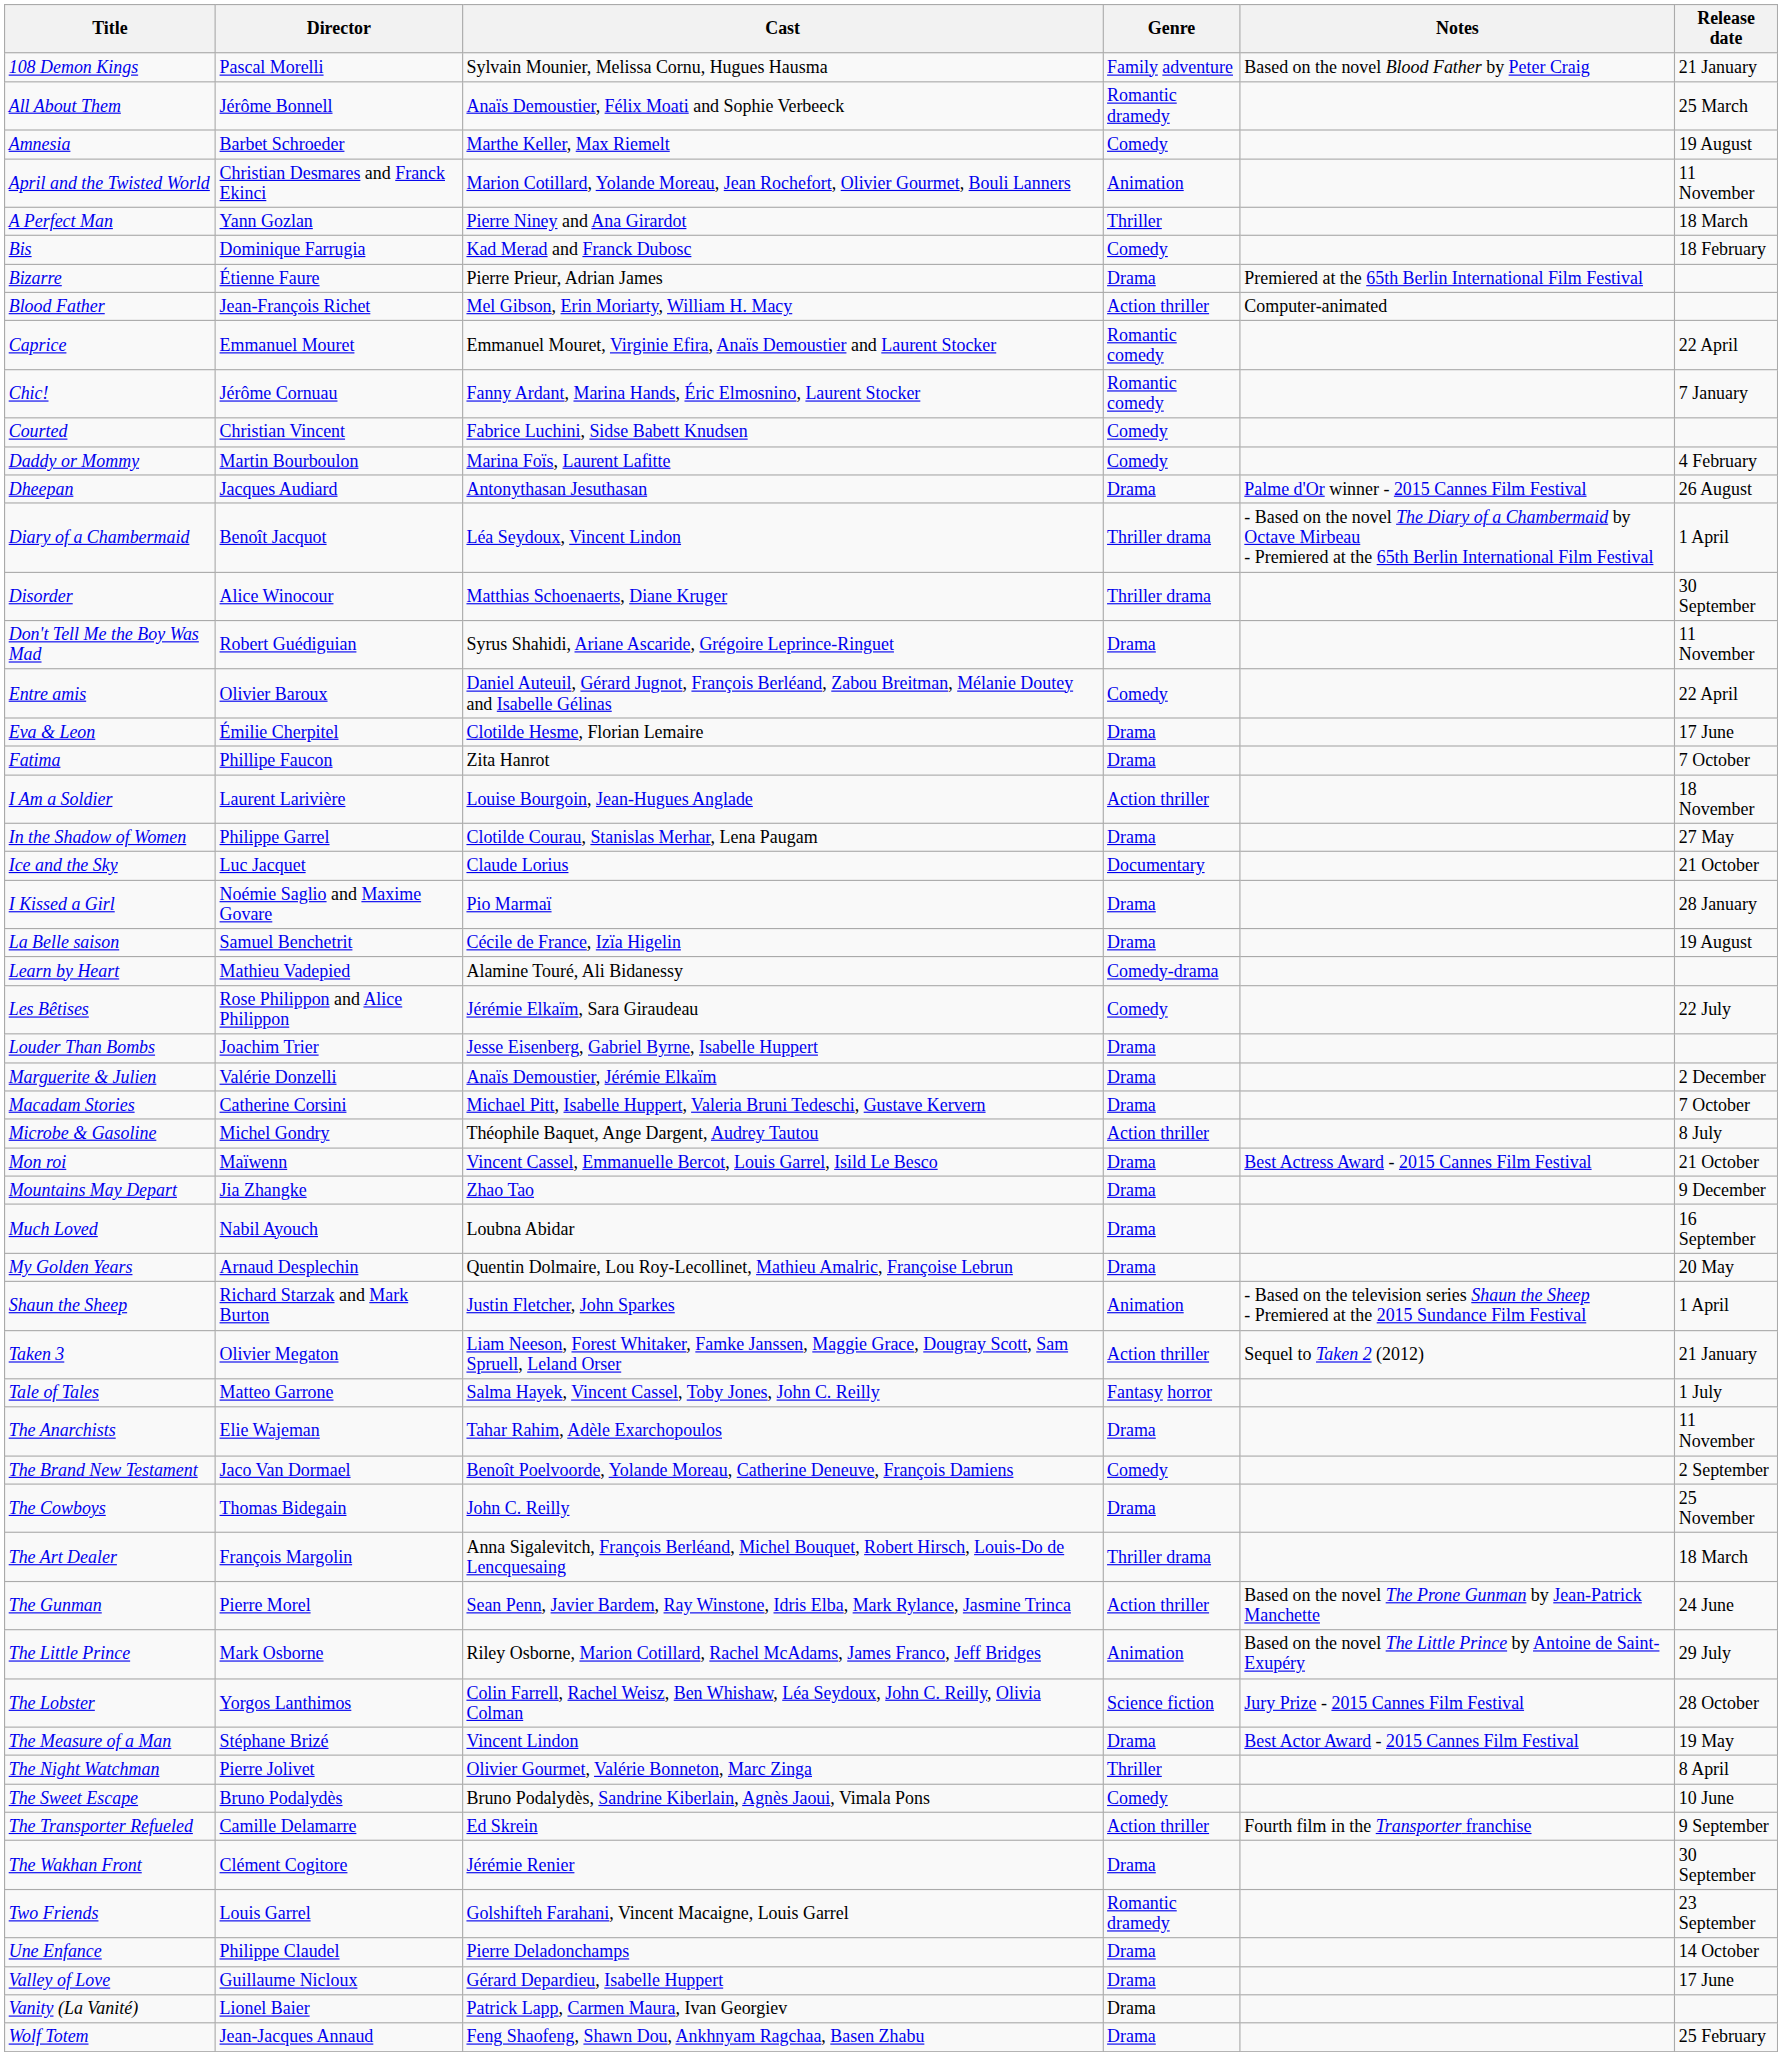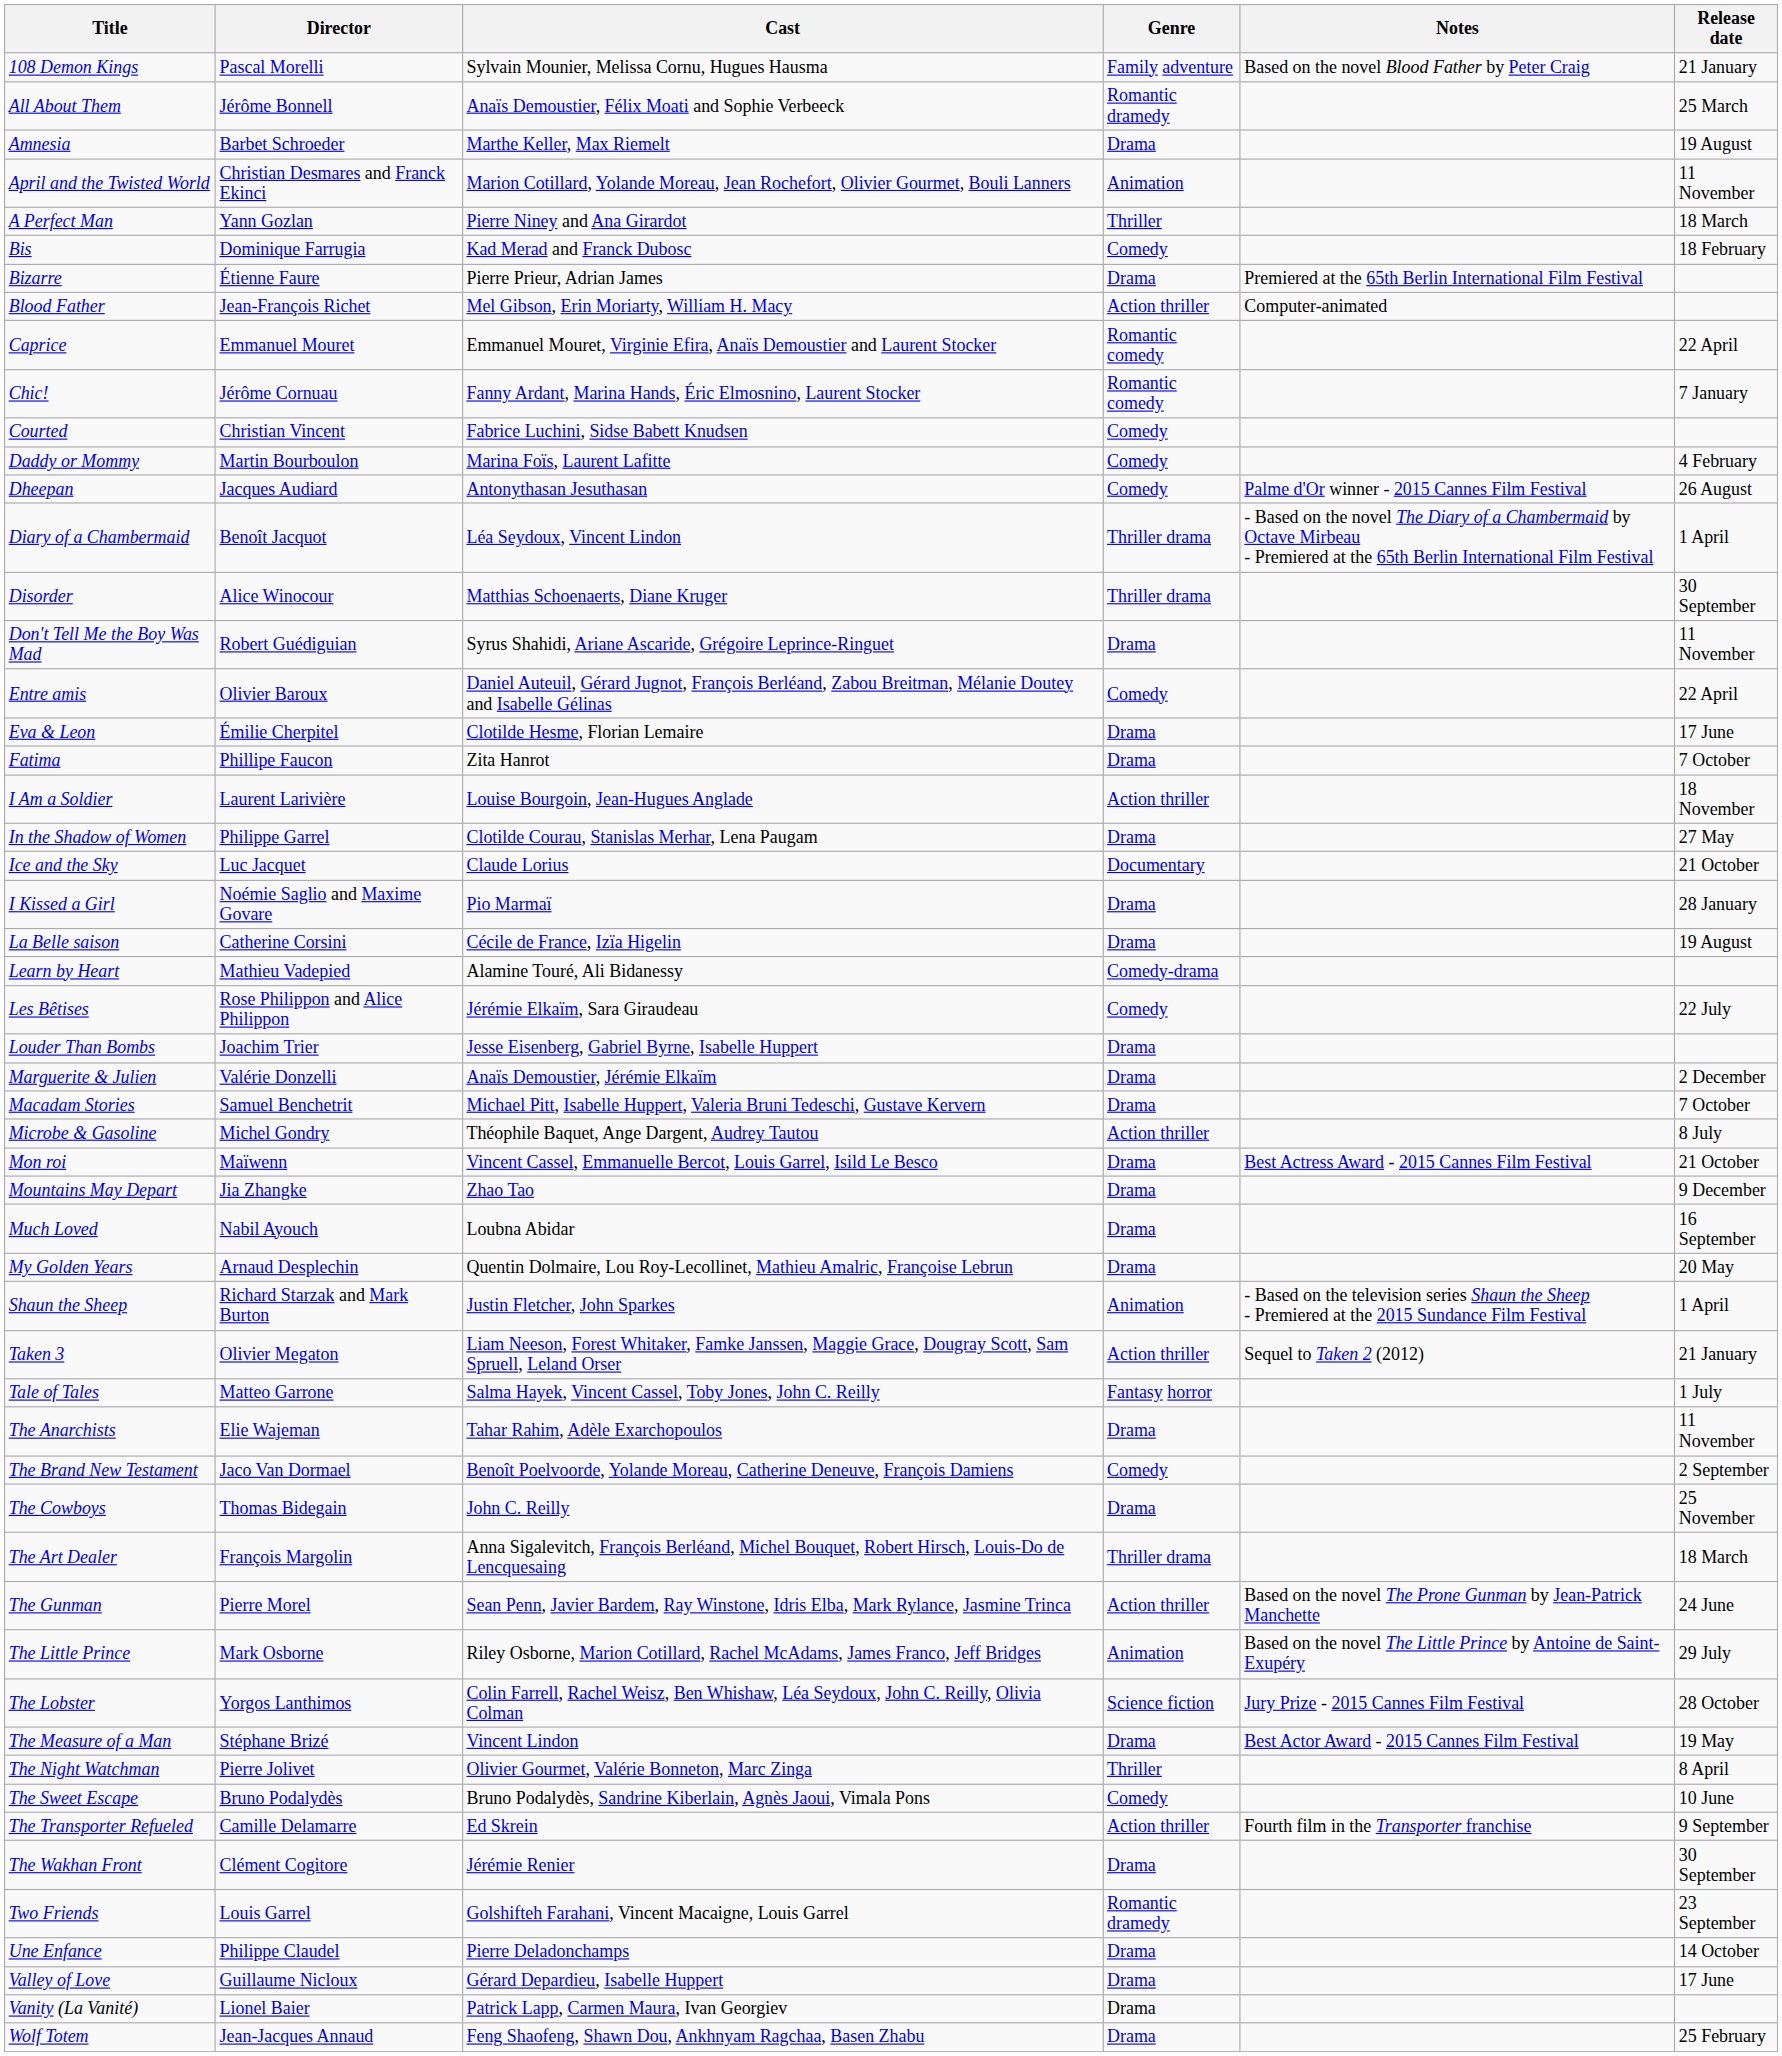(1137, 144) Comedy -> (1131, 144) Drama
(1131, 488) Drama -> (1137, 488) Comedy
(286, 942) Samuel Benchetrit -> (283, 942) Catherine Corsini
(283, 1104) Catherine Corsini -> (286, 1104) Samuel Benchetrit
